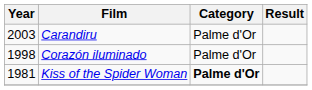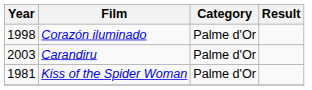rows swapped: (69, 34) <-> (94, 54)
(226, 74) bold -> (225, 74) normal
